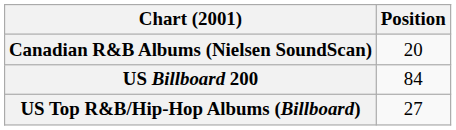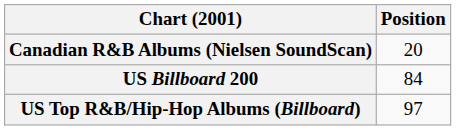(413, 109) 27 -> (413, 109) 97
